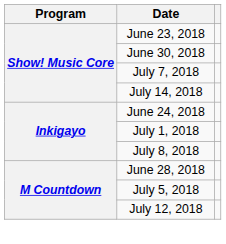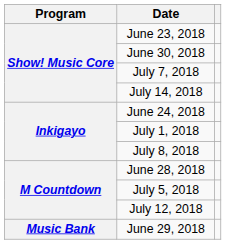+ row: (166, 229)
